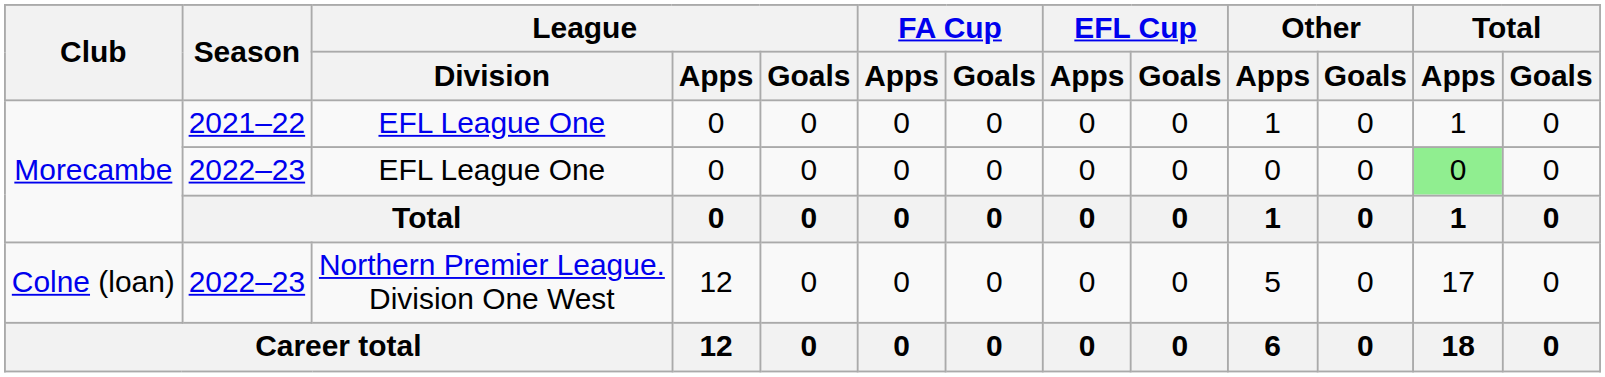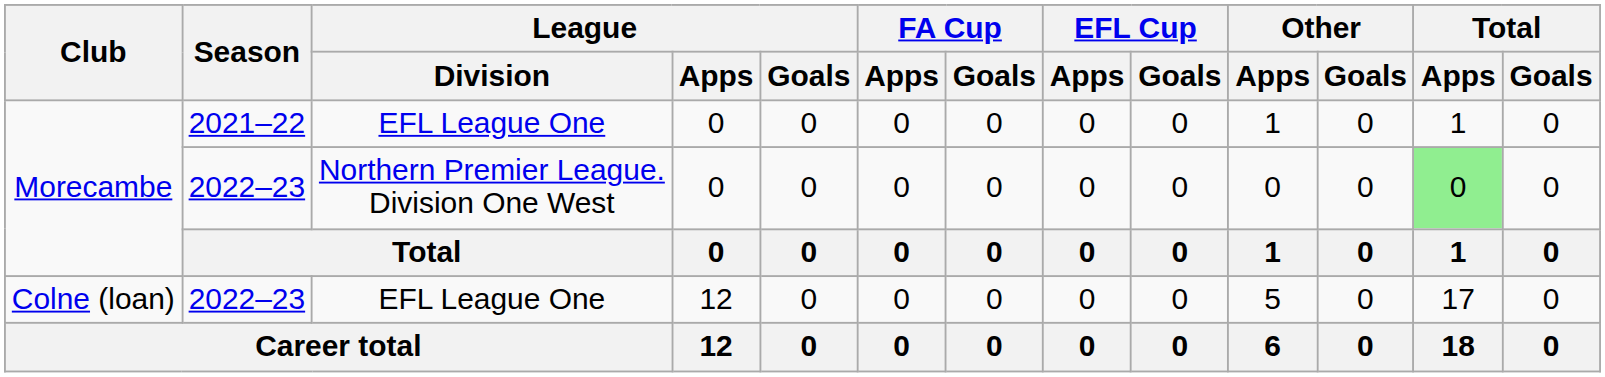(492, 170) EFL League One -> (492, 187) Northern Premier League. Division One West
(492, 282) Northern Premier League. Division One West -> (492, 299) EFL League One
